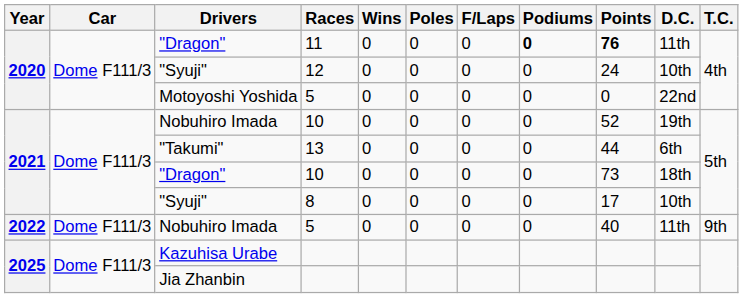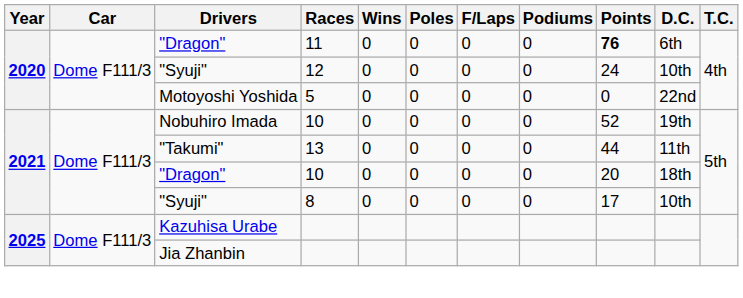(527, 43) bold -> (527, 43) normal
(675, 43) 11th -> (671, 43) 6th
(671, 148) 6th -> (675, 148) 11th
(610, 174) 73 -> (610, 174) 20
- row: (218, 227)
